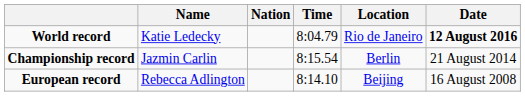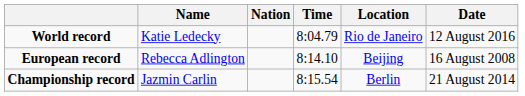(473, 36) bold -> (472, 36) normal
rows swapped: (71, 79) <-> (71, 58)
